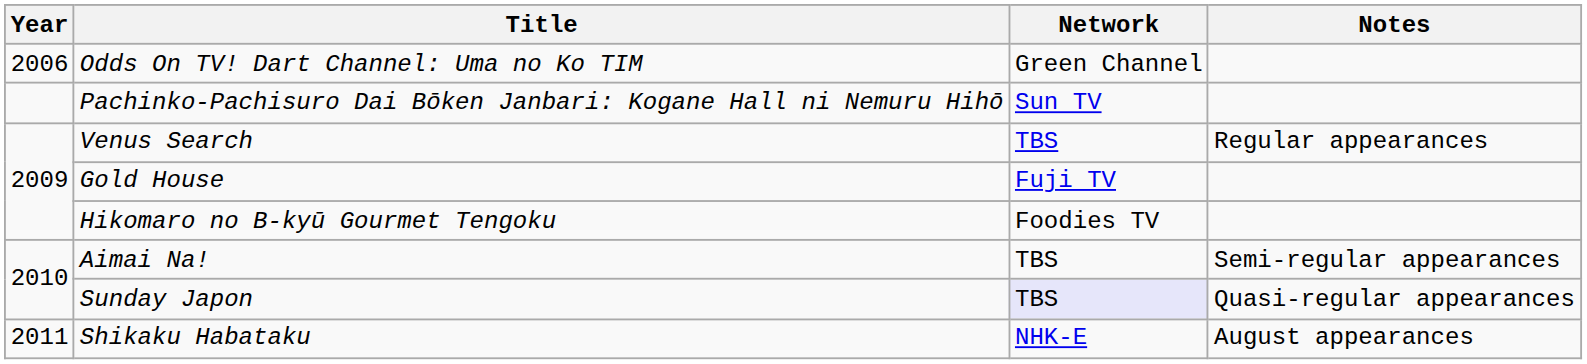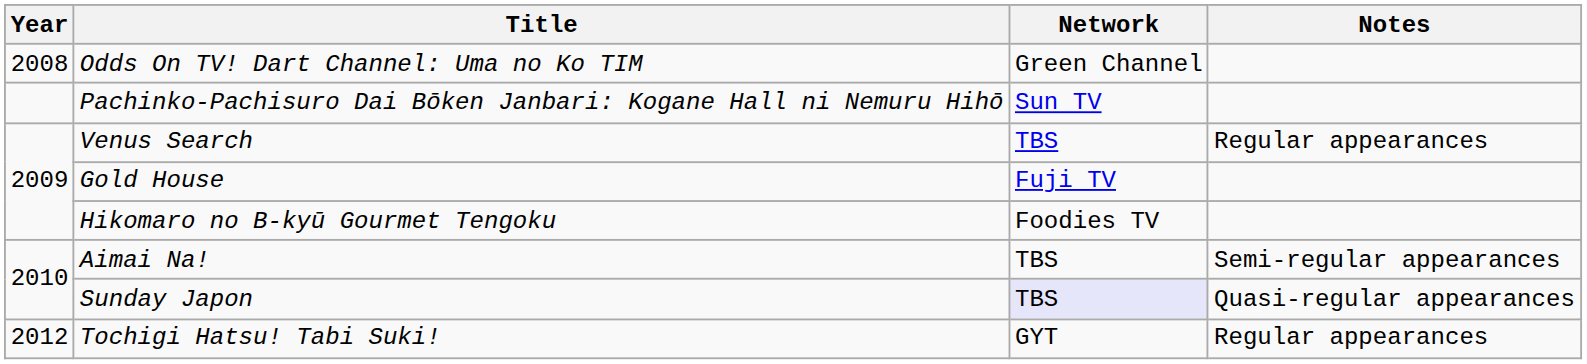(40, 64) 2006 -> (40, 64) 2008
- row: (195, 338)
+ row: (260, 338)
